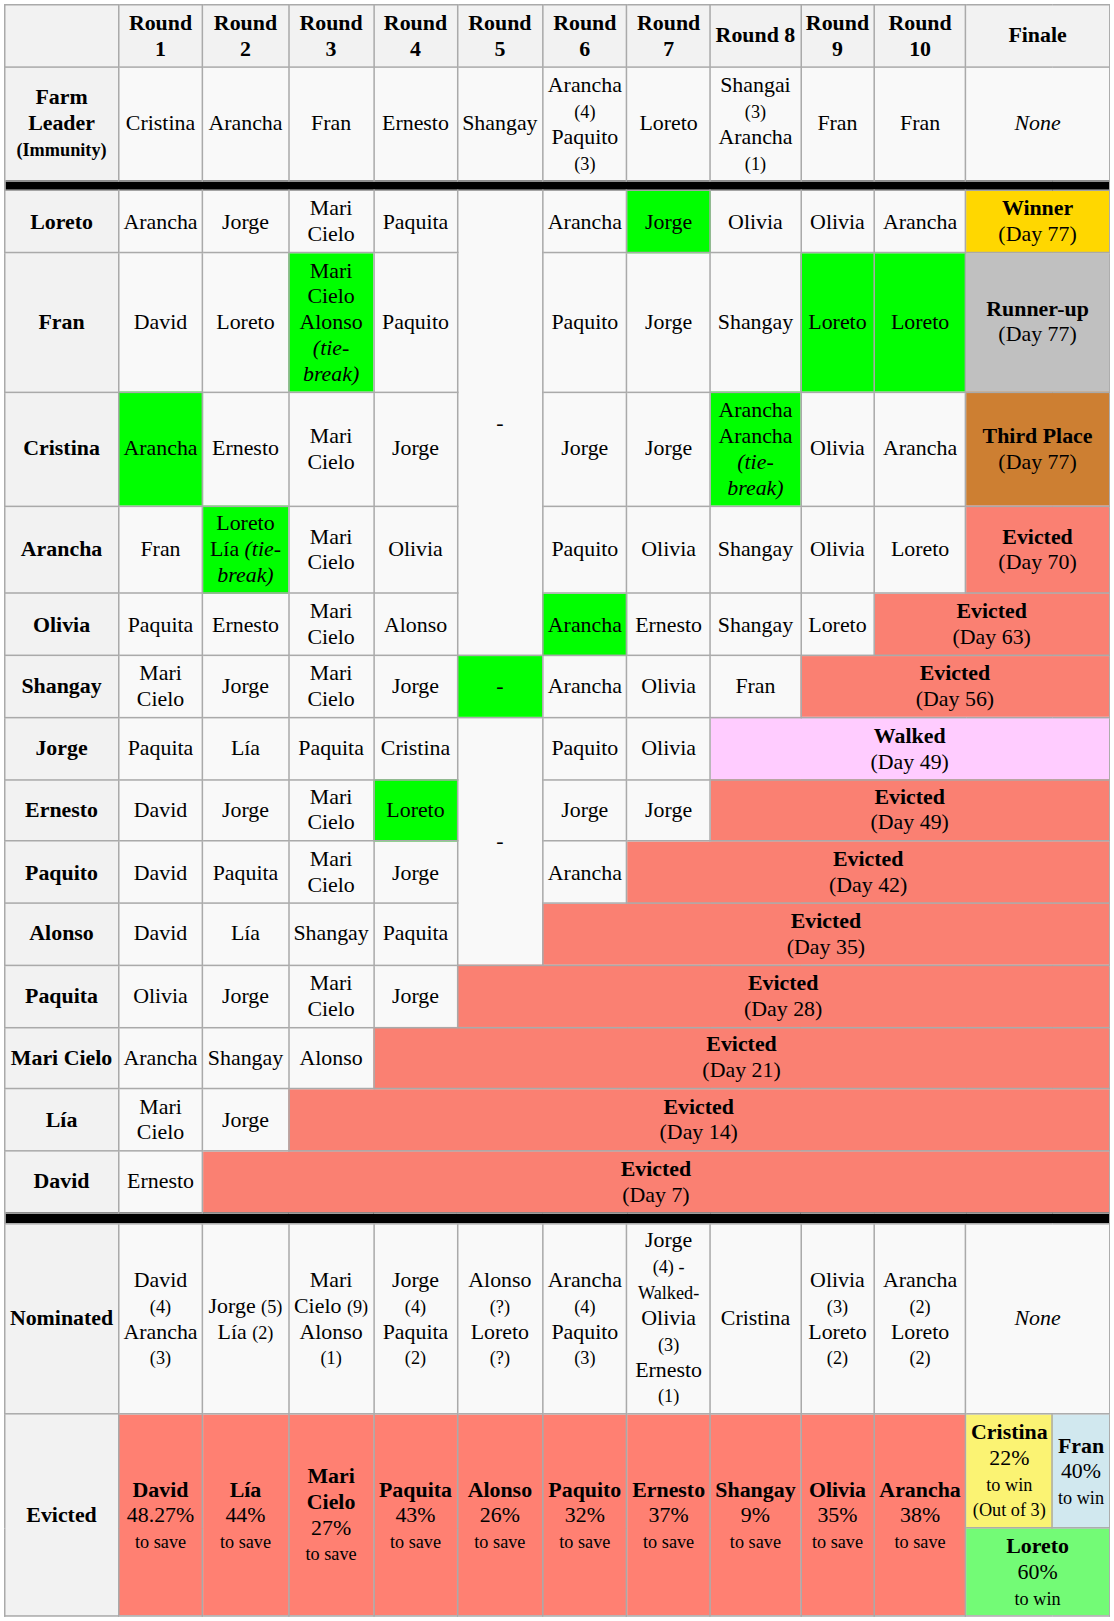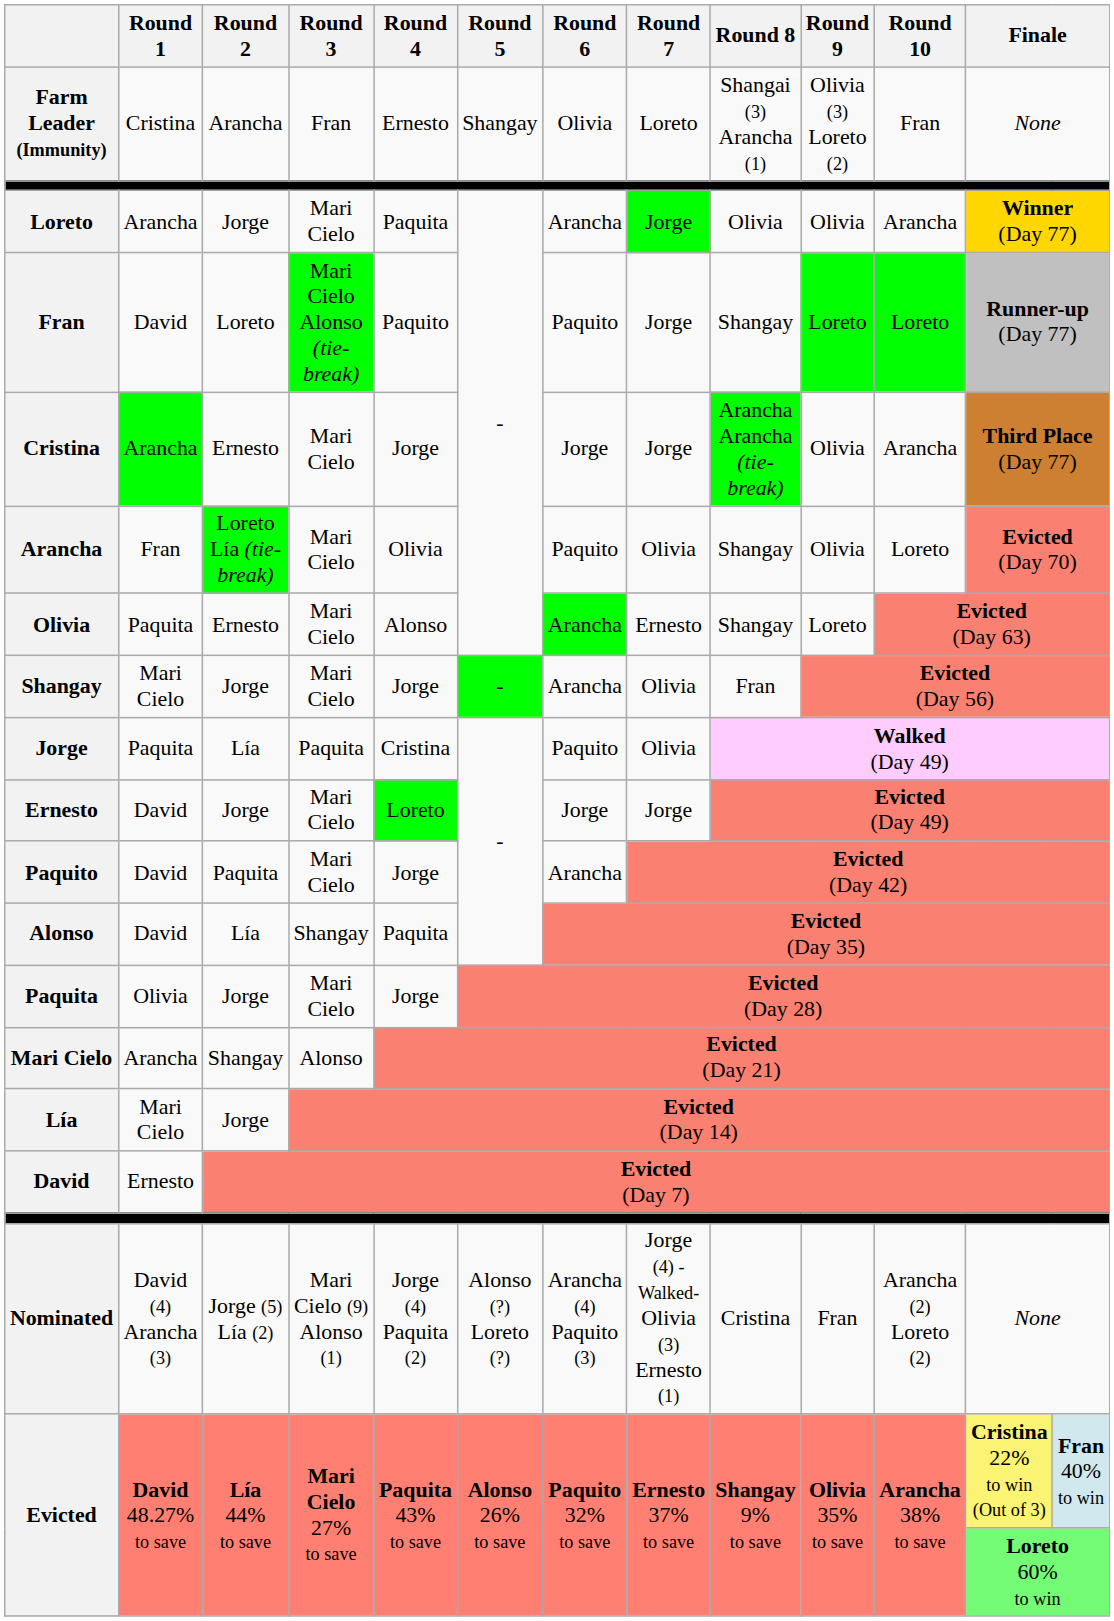(585, 123) Arancha (4) Paquito (3) -> (585, 123) Olivia
(837, 123) Fran -> (837, 123) Olivia (3) Loreto (2)
(837, 1318) Olivia (3) Loreto (2) -> (837, 1318) Fran
